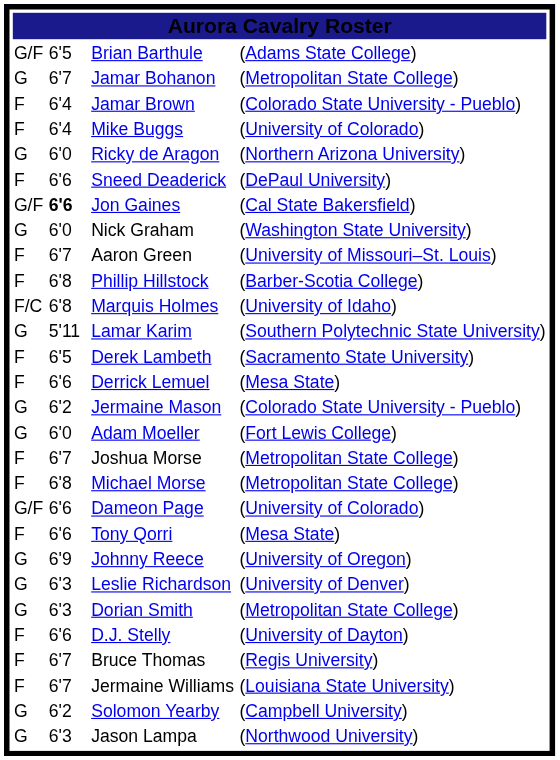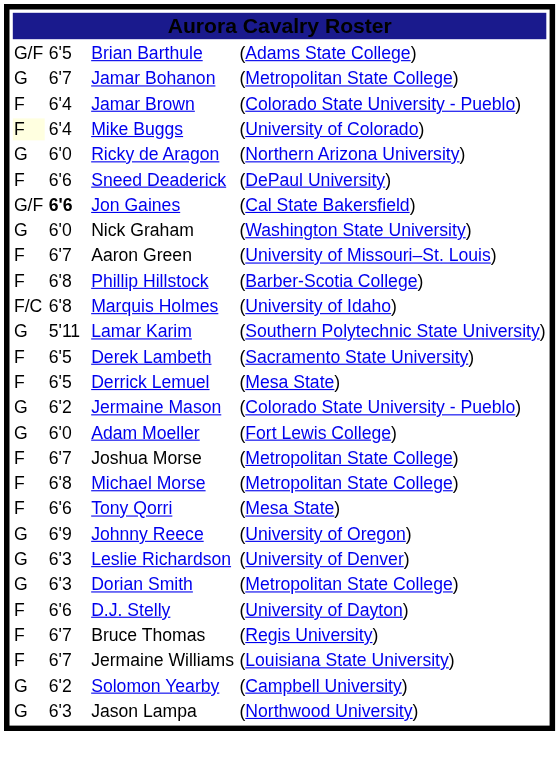(19, 129) no background -> (19, 129) lightyellow background
(60, 382) 6'6 -> (60, 382) 6'5
- row: (147, 508)
